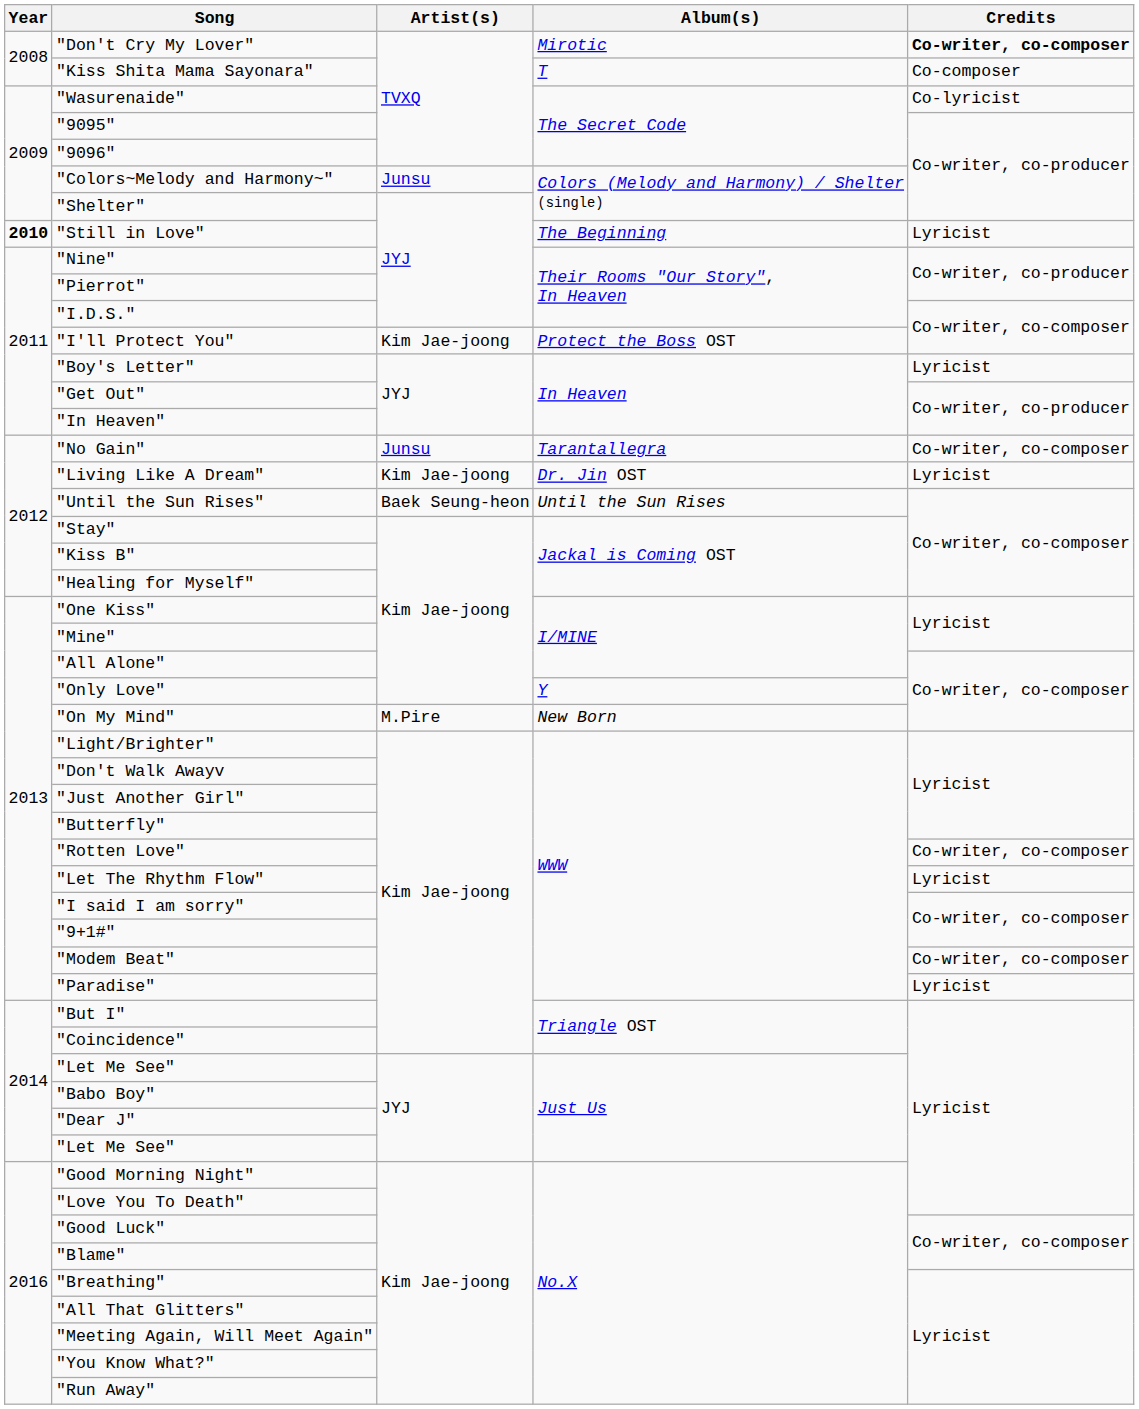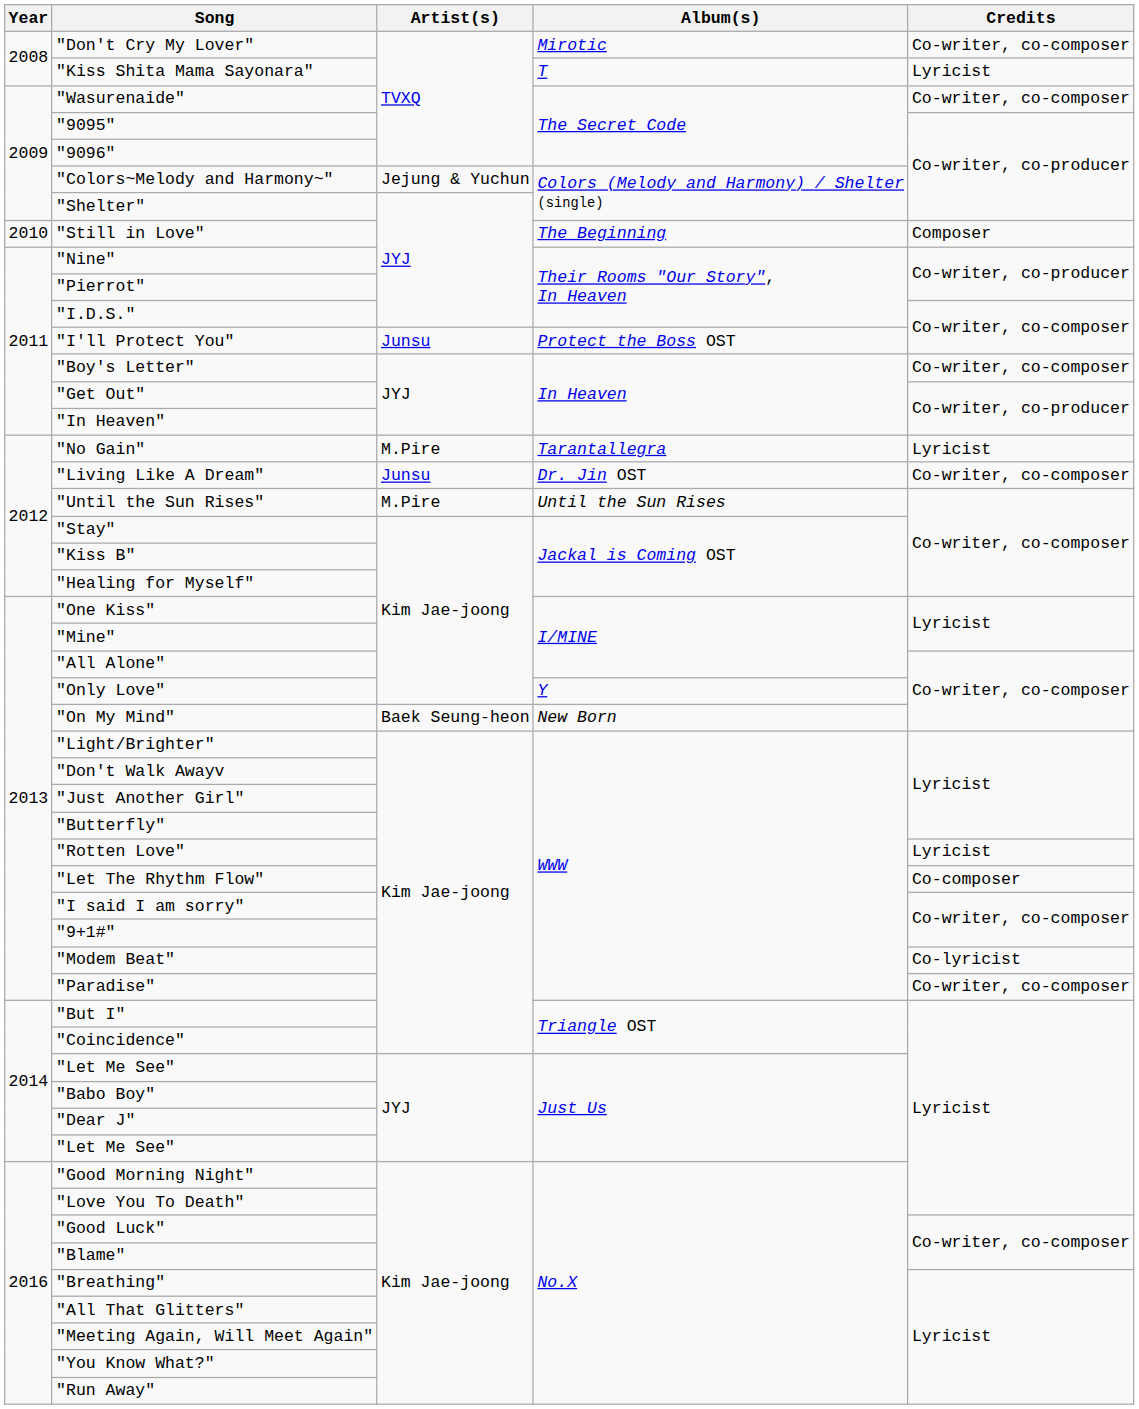(1021, 45) bold -> (1021, 45) normal
(966, 72) Co-composer -> (952, 72) Lyricist
(966, 99) Co-lyricist -> (1021, 99) Co-writer, co-composer
(406, 180) Junsu -> (455, 180) Jejung & Yuchun
(28, 233) bold -> (28, 233) normal
(952, 233) Lyricist -> (952, 233) Composer
(445, 341) Kim Jae-joong -> (406, 341) Junsu
(952, 368) Lyricist -> (1021, 368) Co-writer, co-composer
(406, 449) Junsu -> (411, 449) M.Pire
(1021, 449) Co-writer, co-composer -> (952, 449) Lyricist
(445, 476) Kim Jae-joong -> (406, 476) Junsu
(952, 476) Lyricist -> (1021, 476) Co-writer, co-composer
(455, 502) Baek Seung-heon -> (411, 502) M.Pire
(411, 718) M.Pire -> (455, 718) Baek Seung-heon
(1021, 852) Co-writer, co-composer -> (952, 852) Lyricist
(952, 879) Lyricist -> (966, 879) Co-composer
(1021, 960) Co-writer, co-composer -> (966, 960) Co-lyricist
(952, 987) Lyricist -> (1021, 987) Co-writer, co-composer
